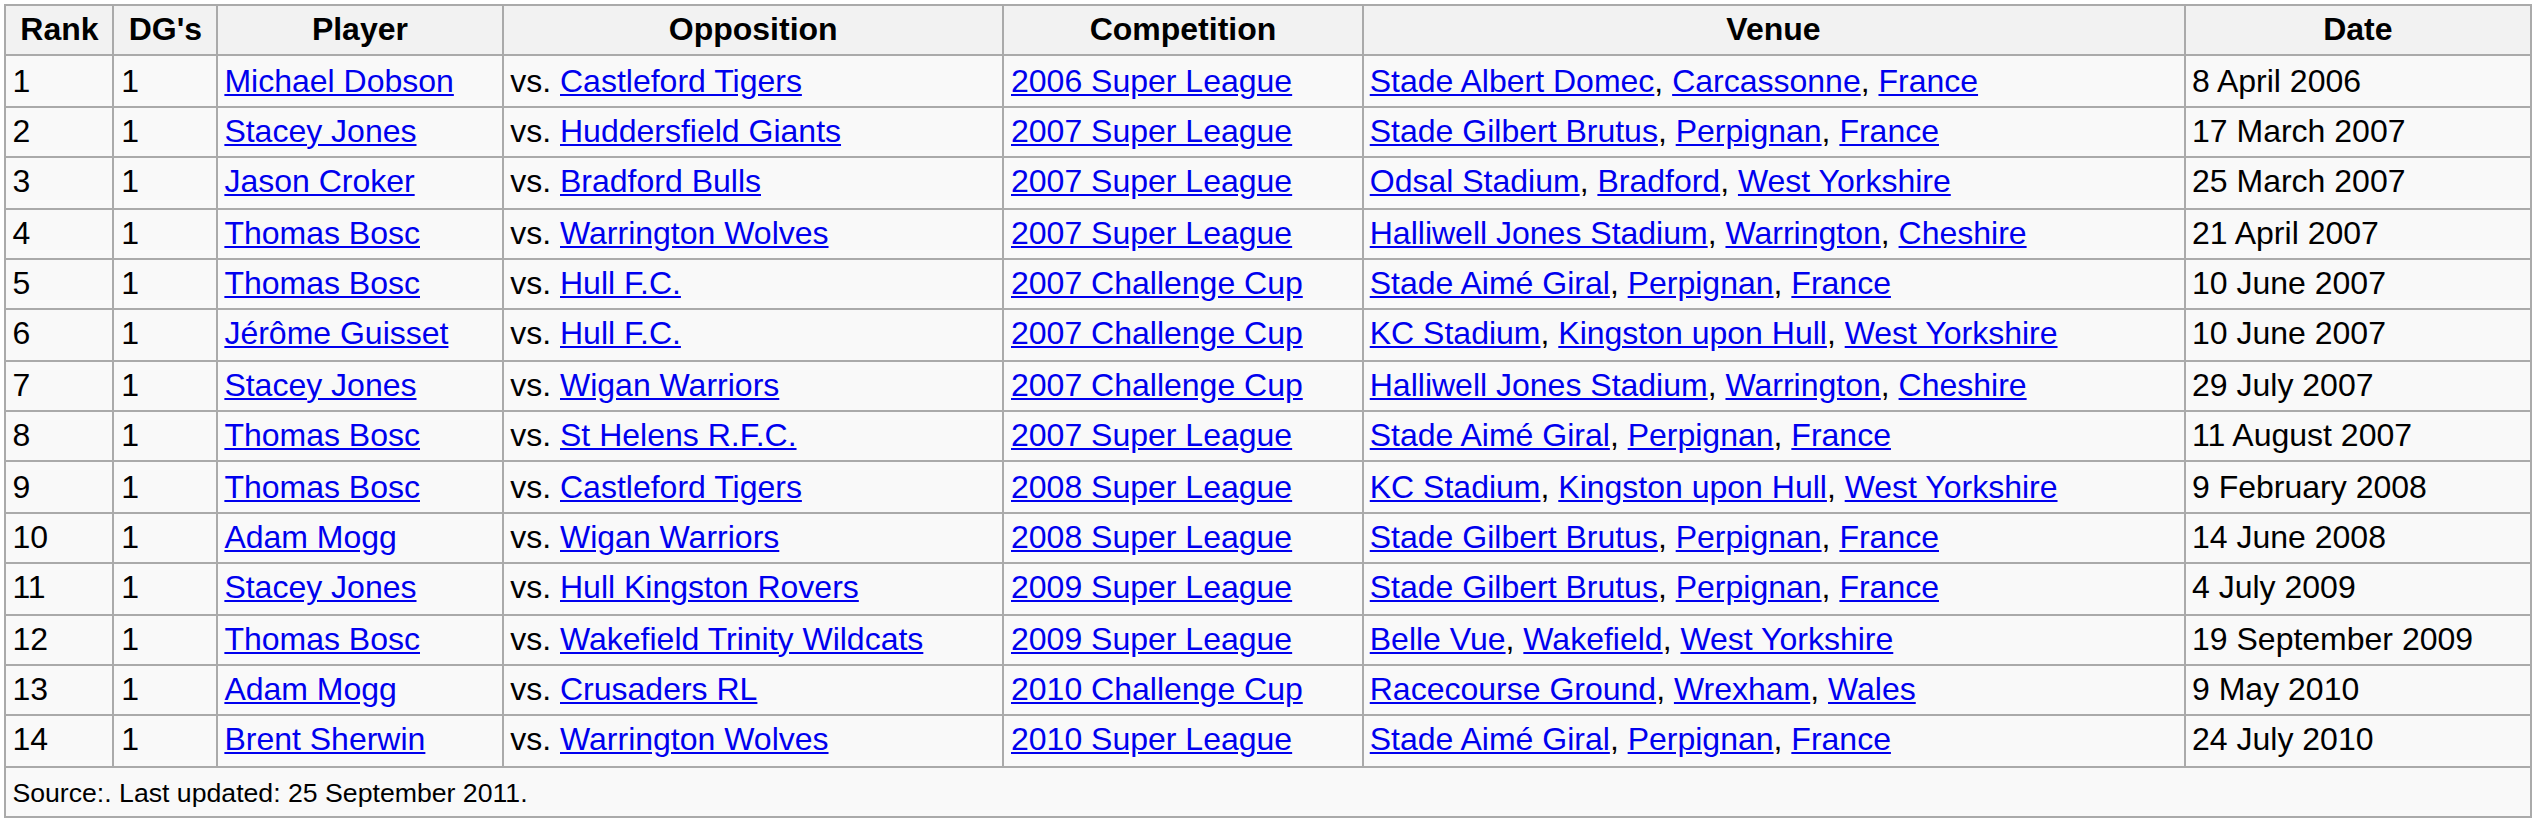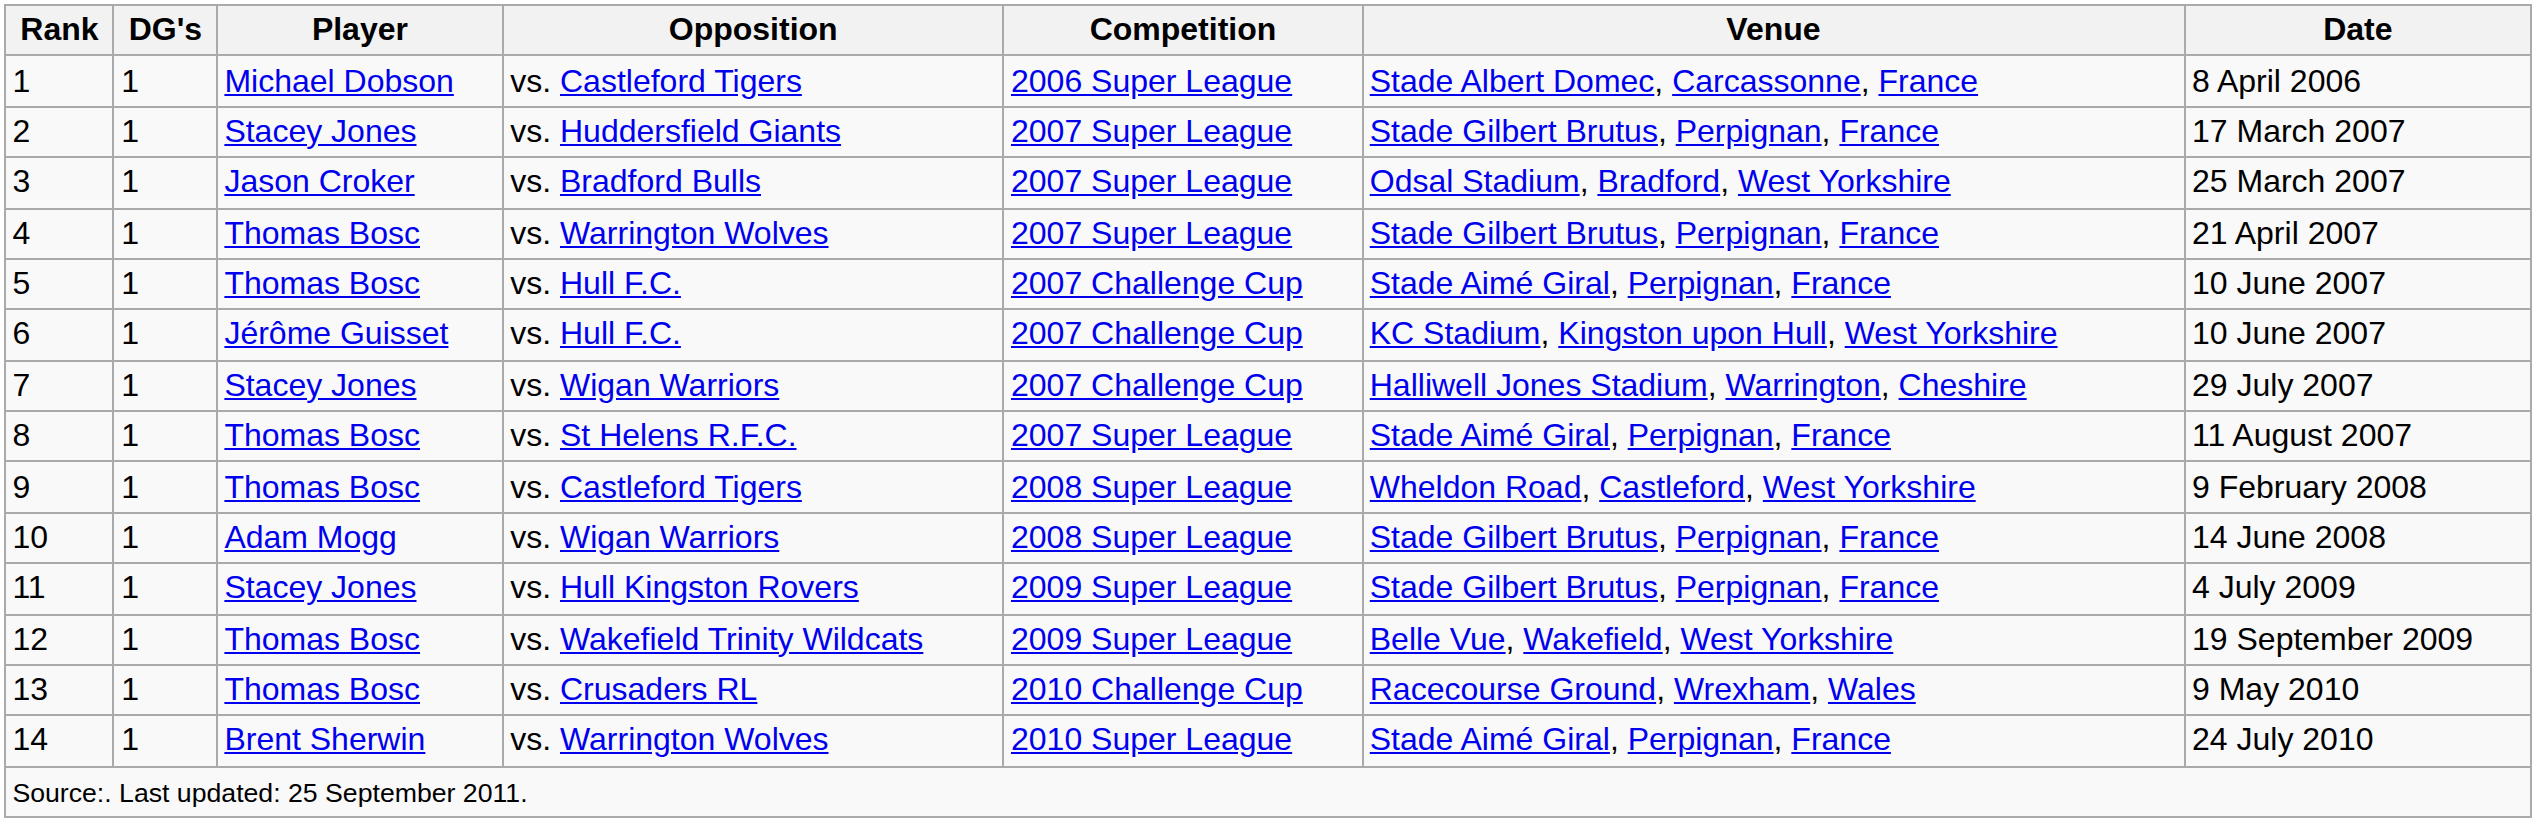(1698, 232) Halliwell Jones Stadium, Warrington, Cheshire -> (1654, 232) Stade Gilbert Brutus, Perpignan, France
(1714, 486) KC Stadium, Kingston upon Hull, West Yorkshire -> (1673, 486) Wheldon Road, Castleford, West Yorkshire
(311, 689) Adam Mogg -> (322, 689) Thomas Bosc
